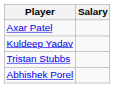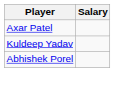- row: (38, 59)
